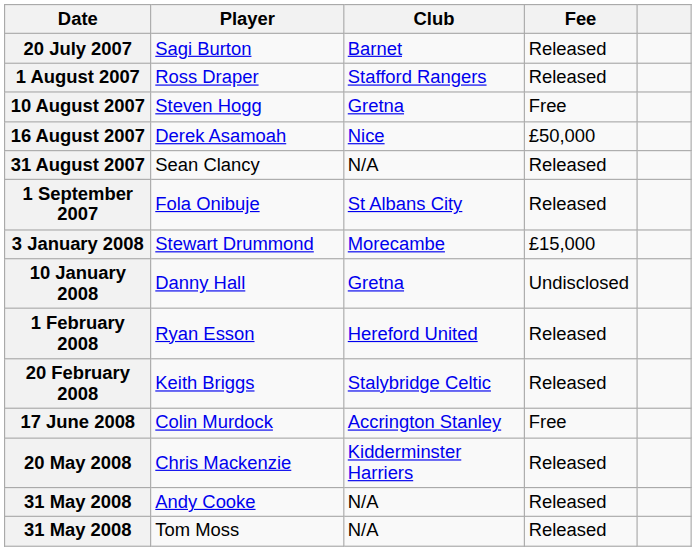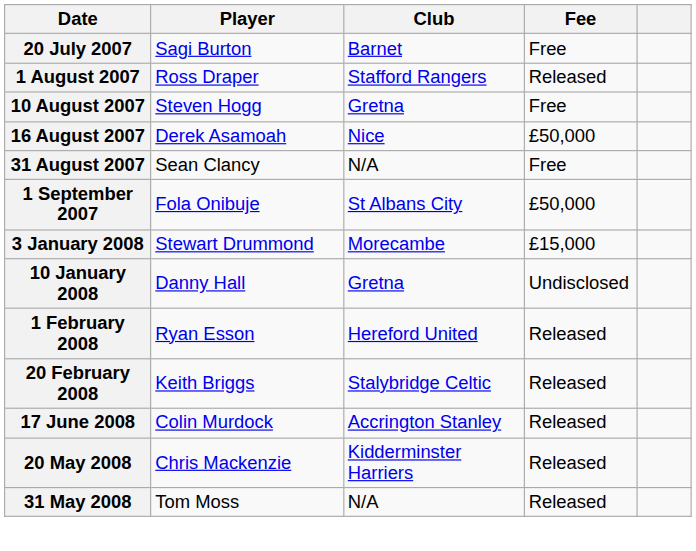(568, 48) Released -> (548, 48) Free
(568, 164) Released -> (548, 164) Free
(568, 204) Released -> (562, 204) £50,000
(548, 422) Free -> (568, 422) Released
- row: (78, 501)
